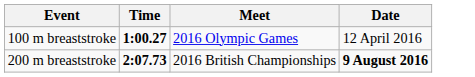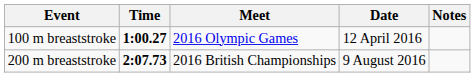+ column: (449, 15)
(385, 60) bold -> (384, 60) normal
